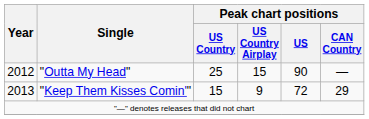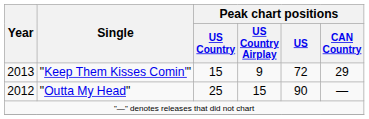rows swapped: (85, 72) <-> (116, 91)
